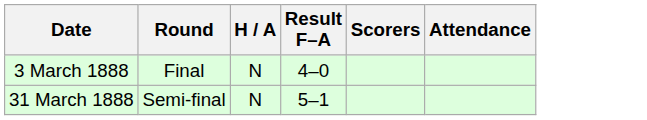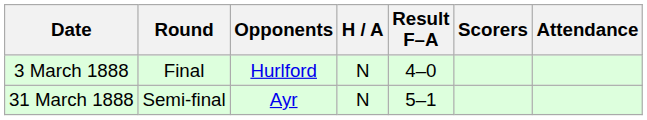+ column: (284, 29)
